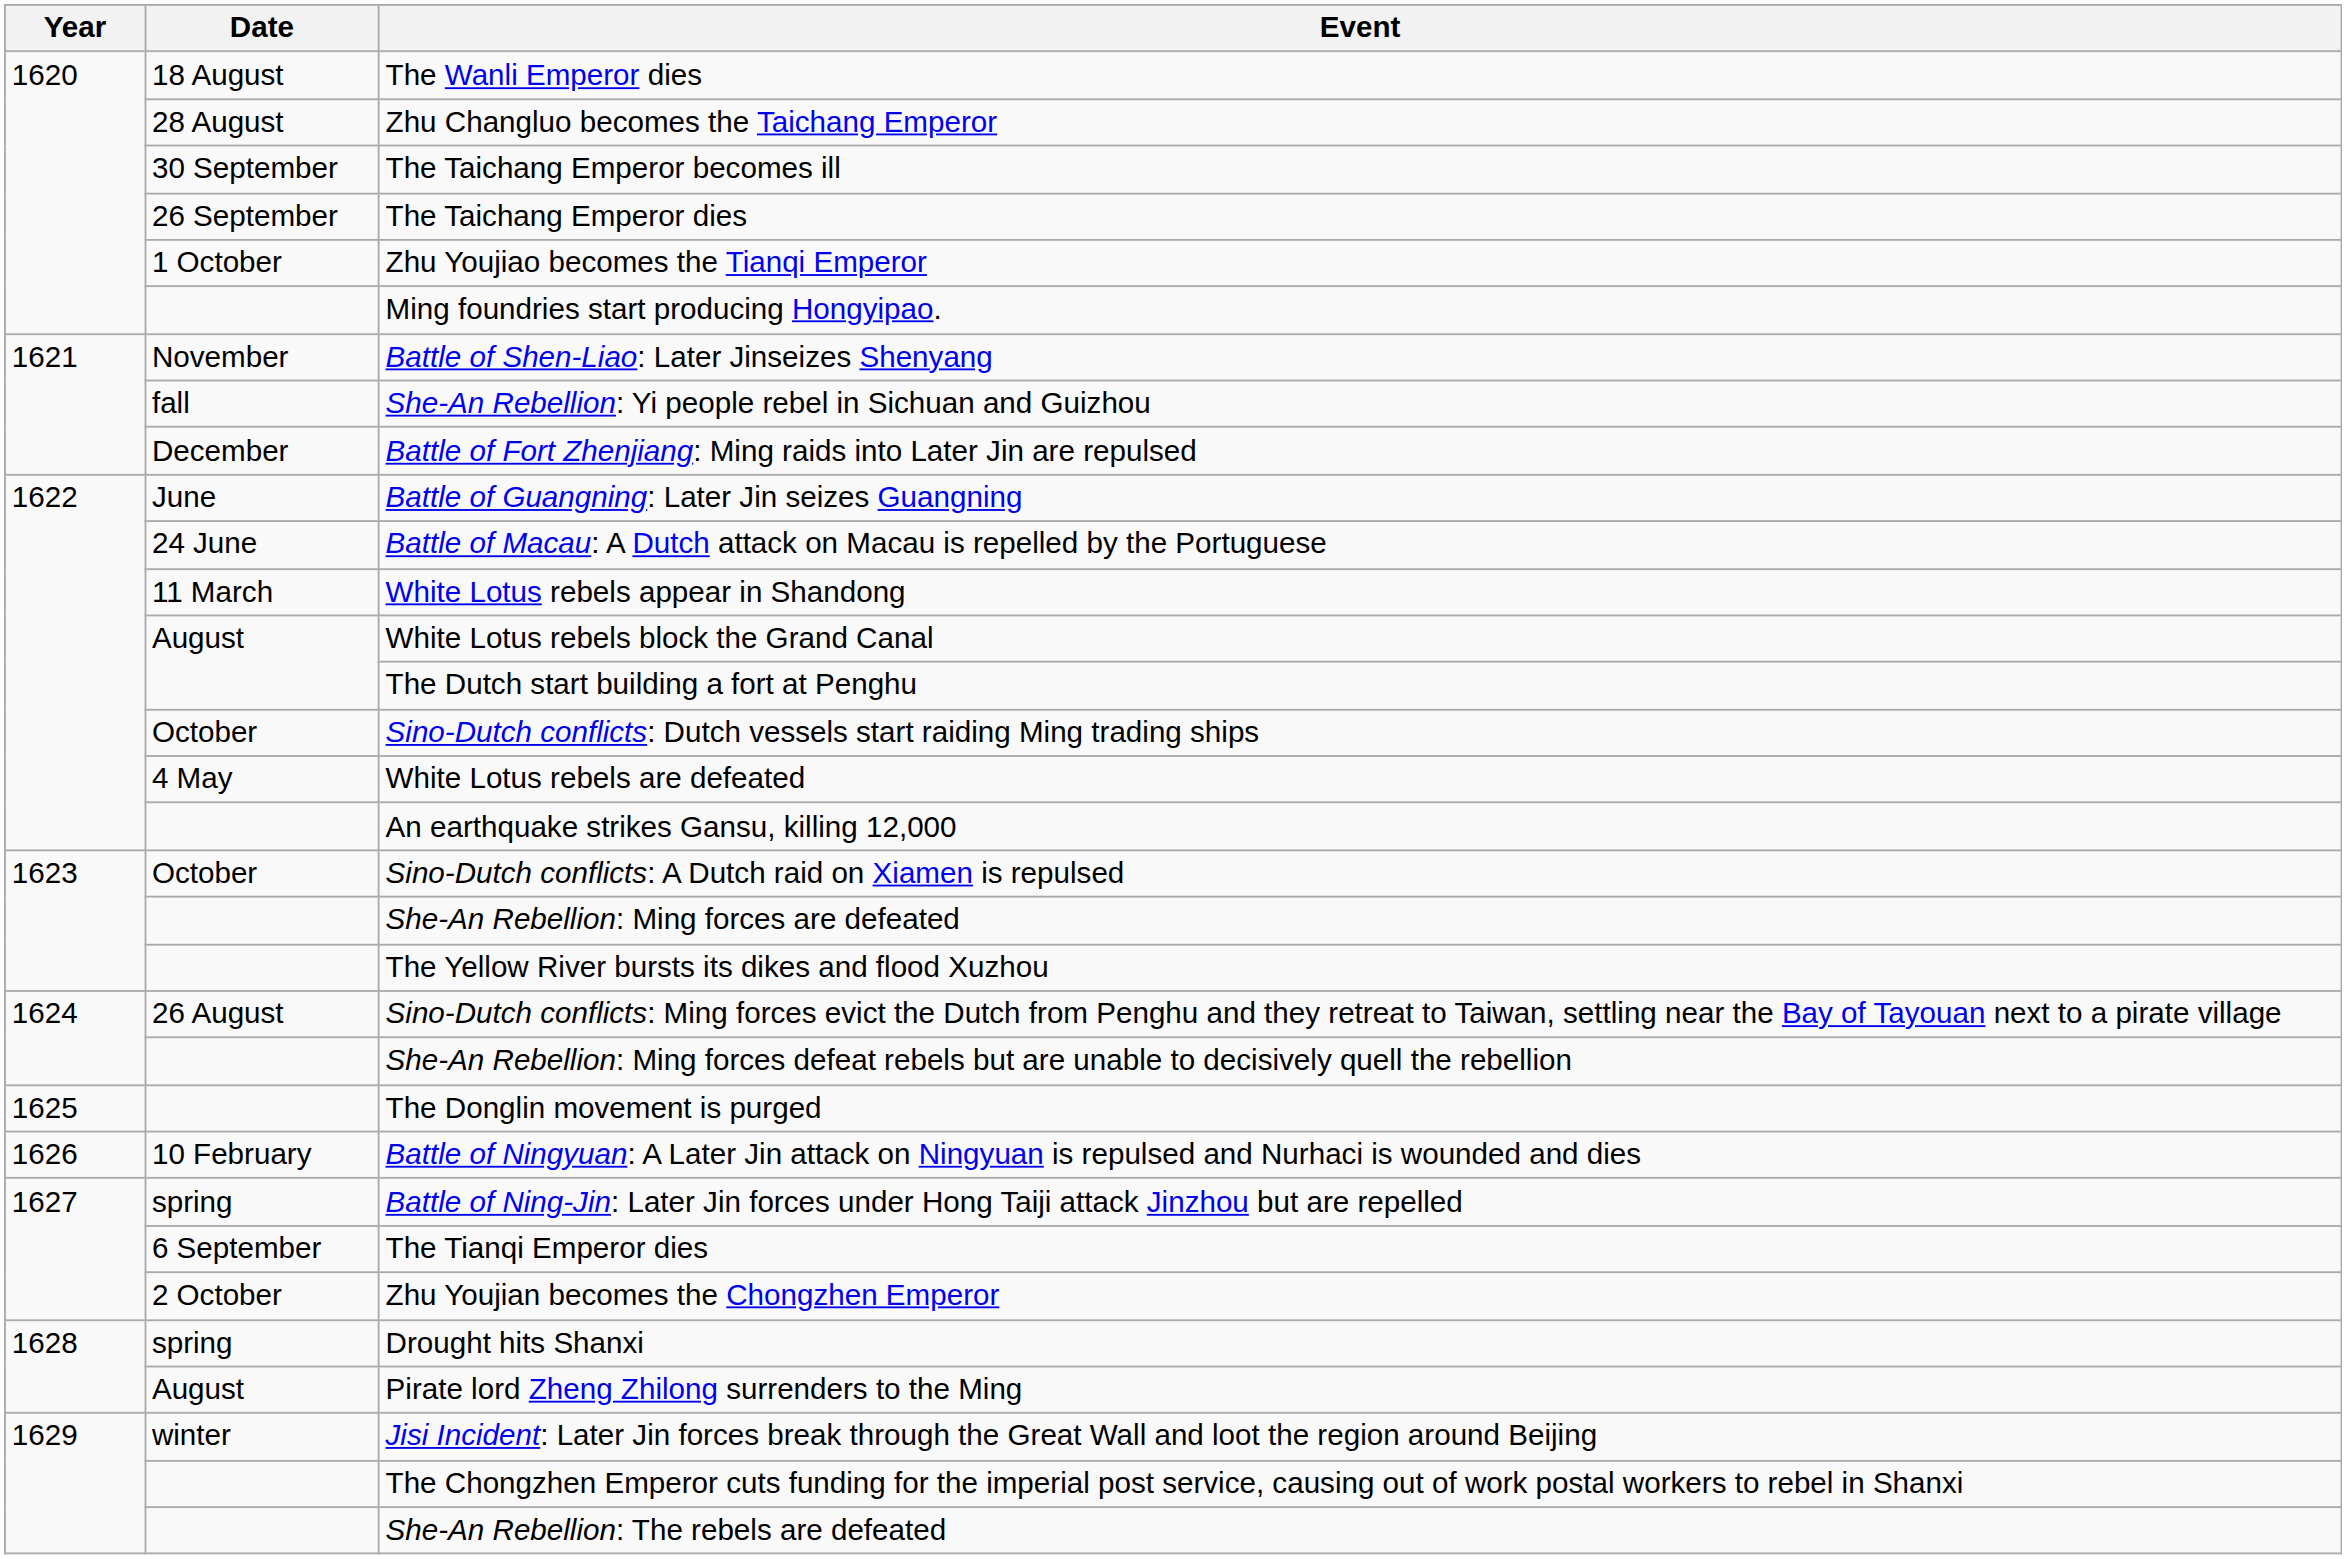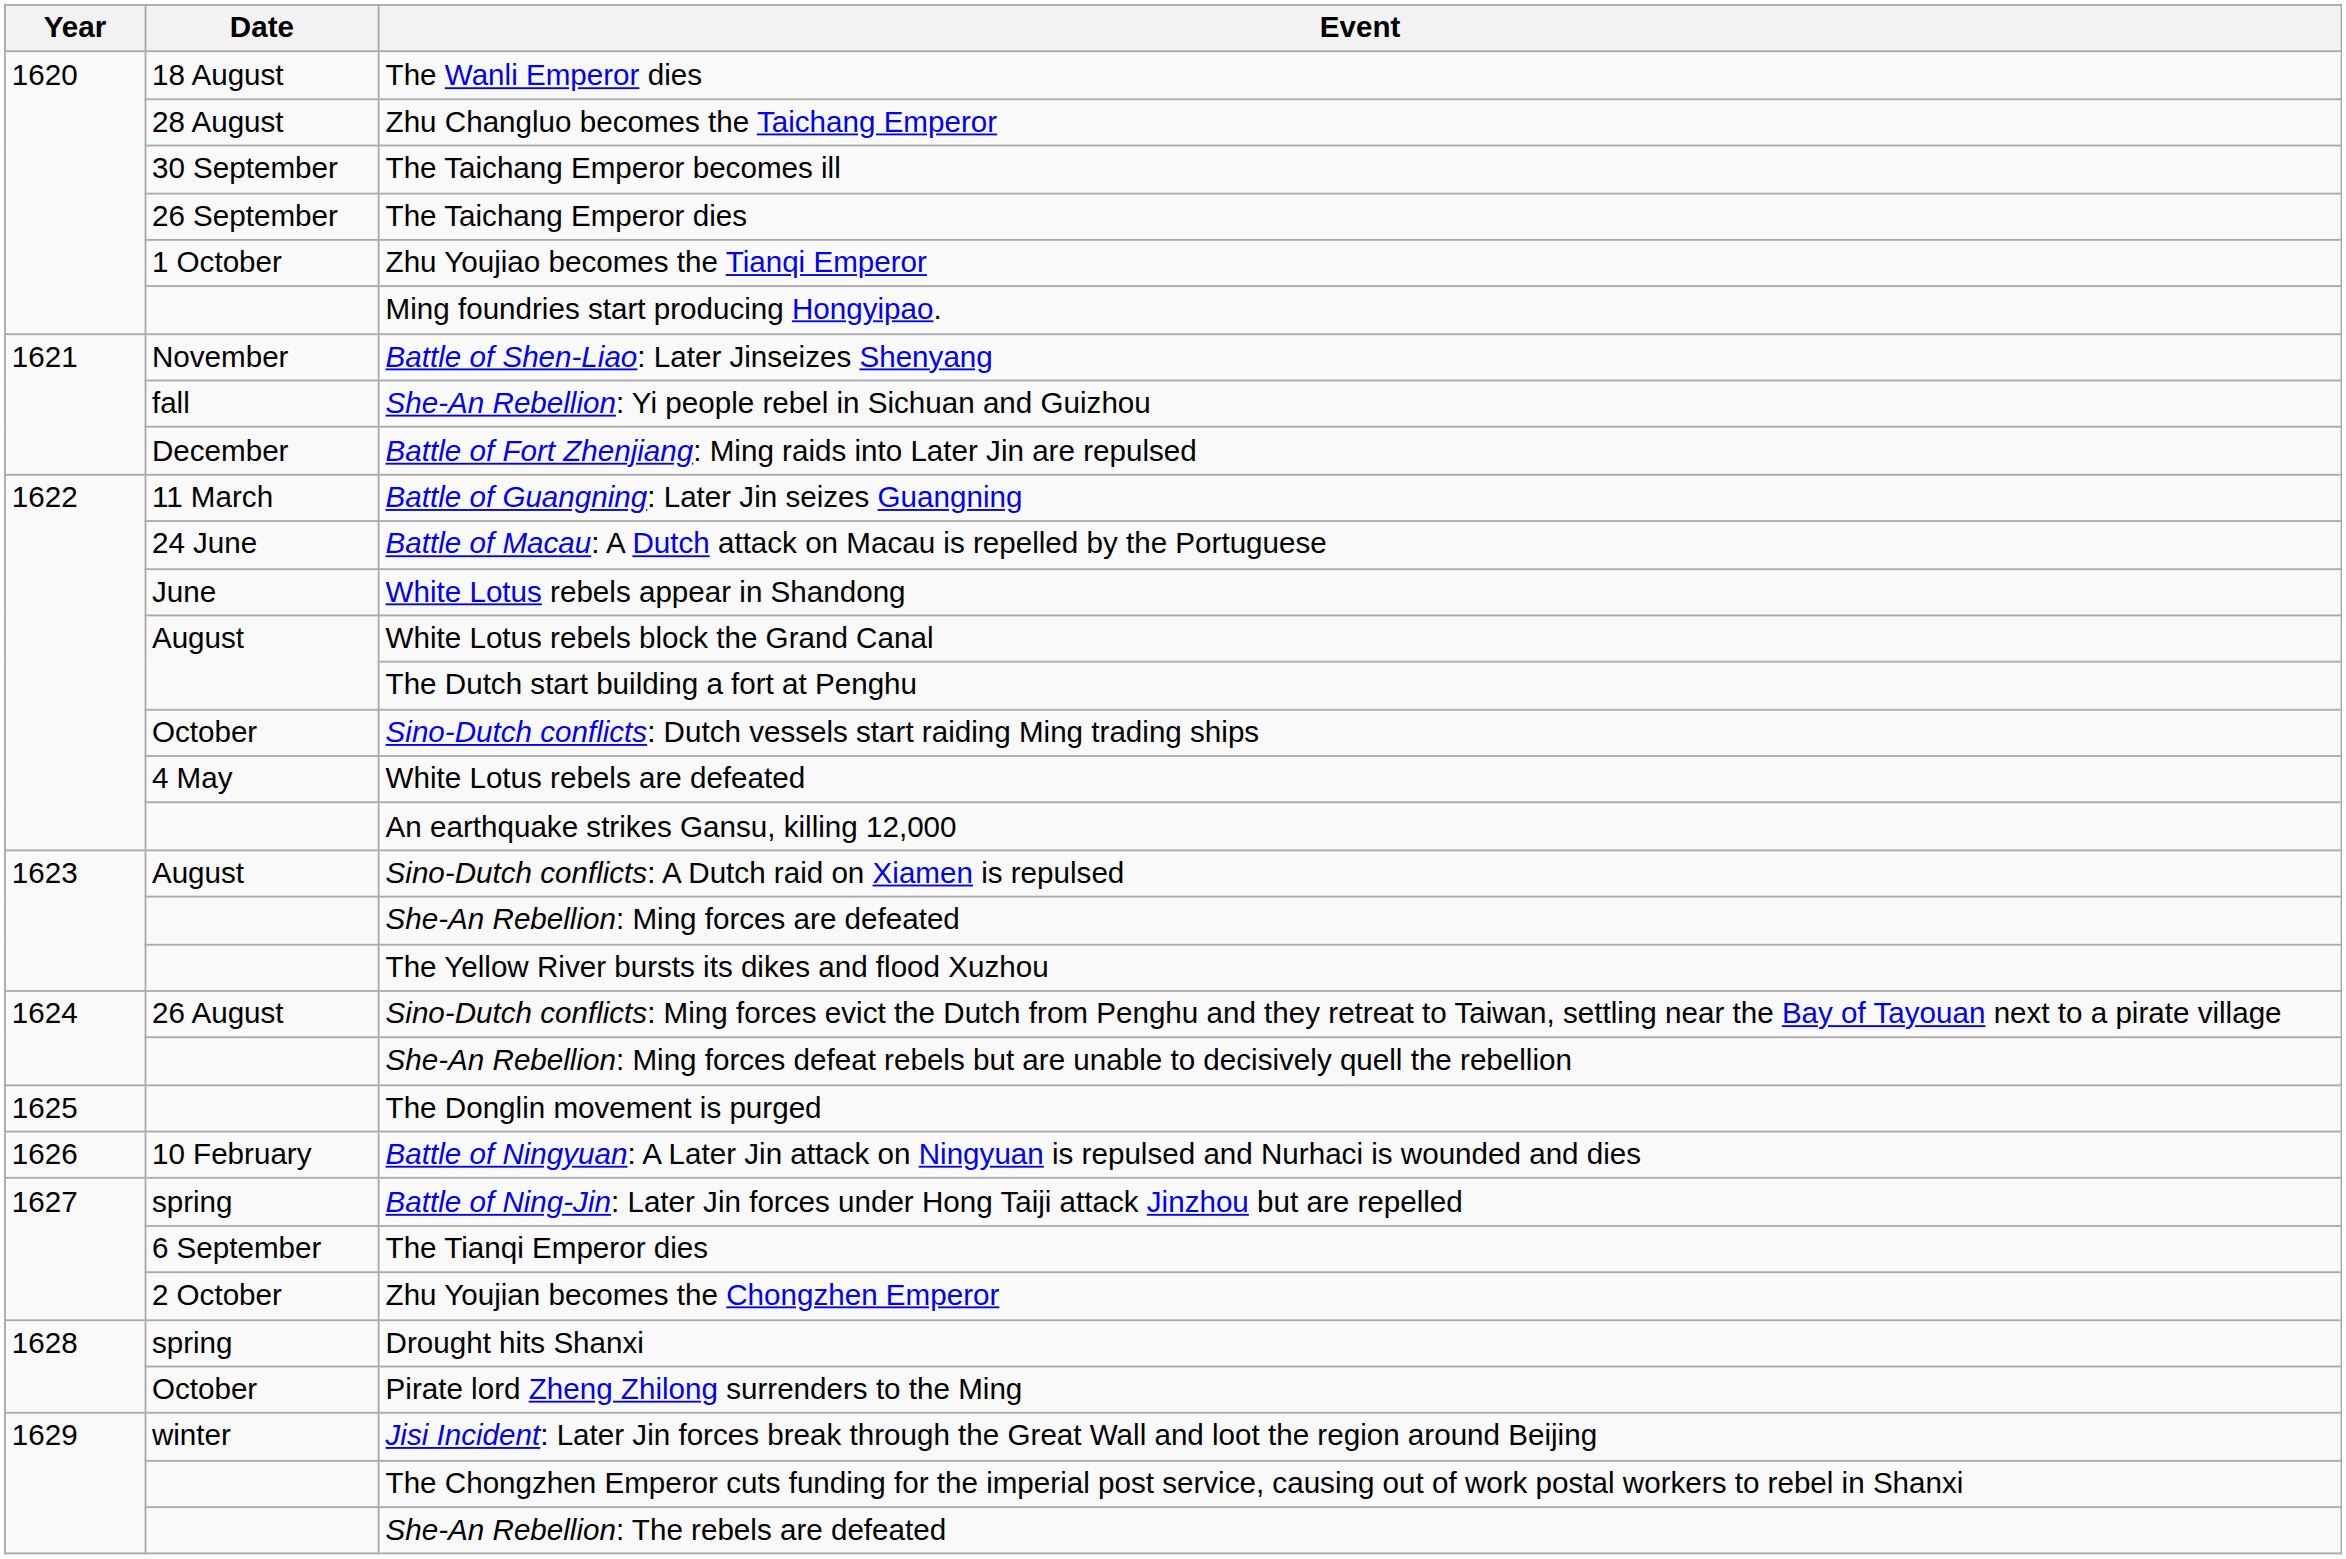(184, 497) June -> (213, 497) 11 March
(213, 591) 11 March -> (184, 591) June
(205, 872) October -> (198, 872) August
(198, 1389) August -> (205, 1389) October
